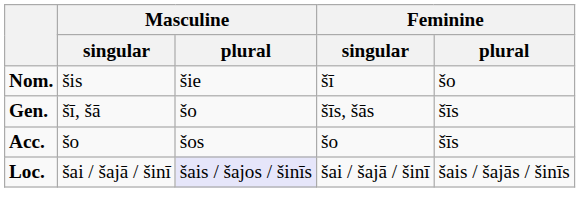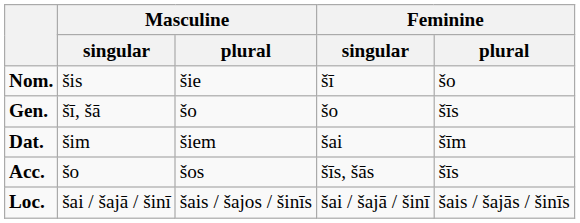(348, 111) šīs, šās -> (329, 111) šo
+ row: (26, 141)
(329, 141) šo -> (348, 171) šīs, šās
(246, 171) lavender background -> (246, 202) no background
